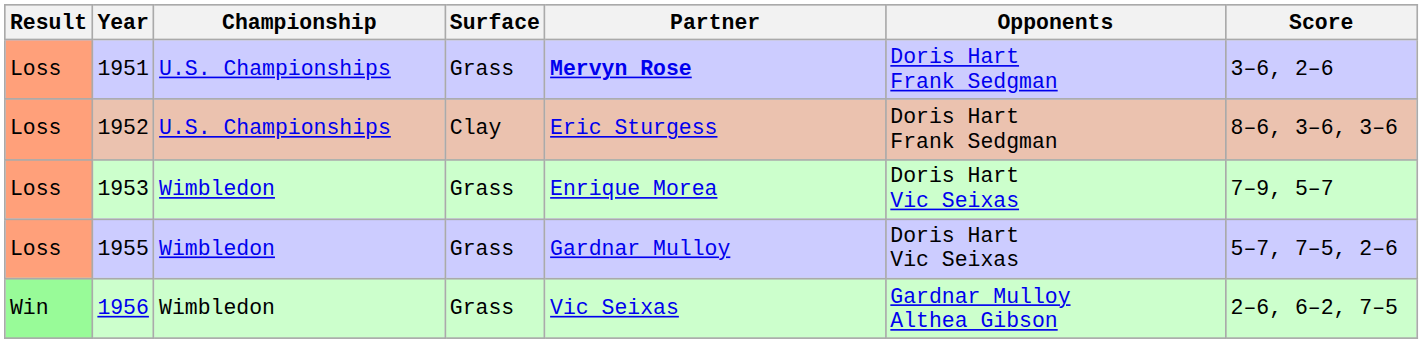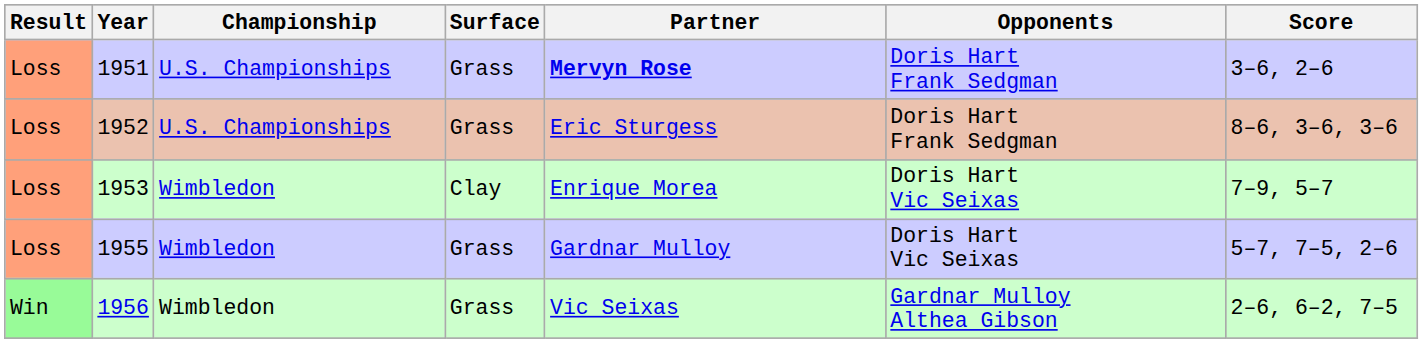(476, 129) Clay -> (482, 129) Grass
(482, 189) Grass -> (476, 189) Clay
